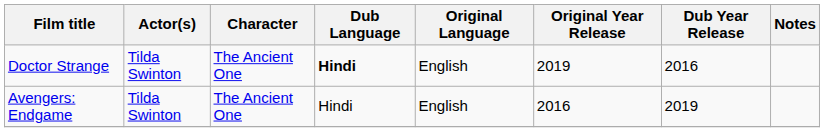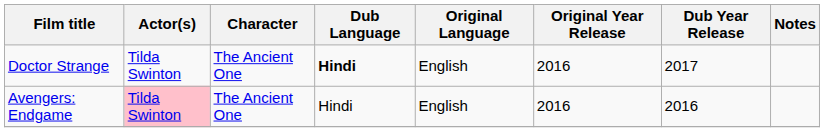(554, 65) 2019 -> (554, 65) 2016
(681, 65) 2016 -> (681, 65) 2017
(154, 106) no background -> (154, 106) pink background
(681, 106) 2019 -> (681, 106) 2016
